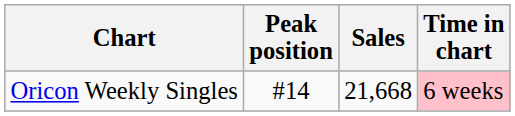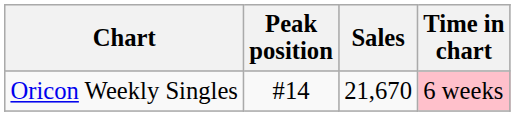(378, 90) 21,668 -> (378, 90) 21,670
